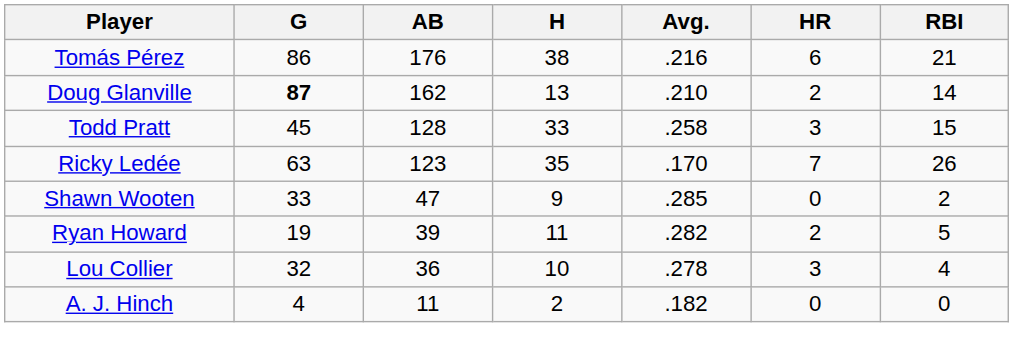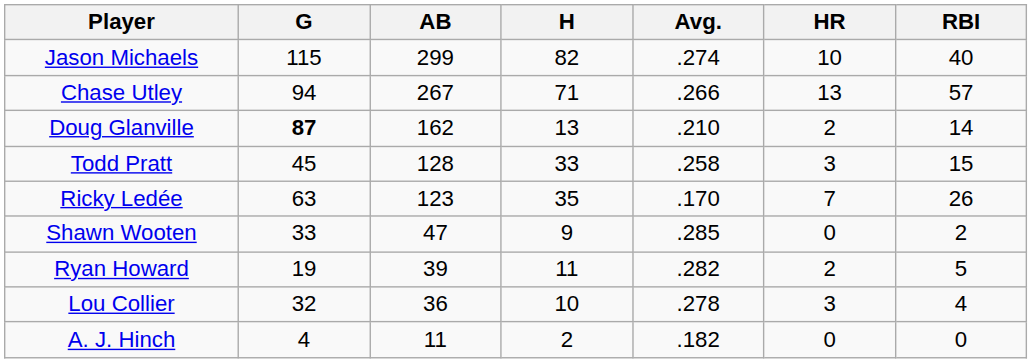+ row: (121, 57)
+ row: (121, 92)
- row: (119, 57)
